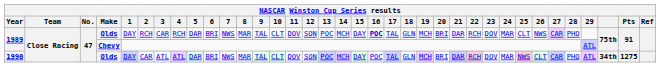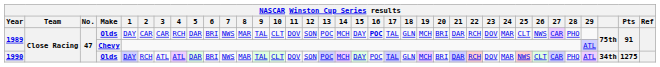(146, 33) RCH -> (146, 33) CAR
(146, 56) CAR -> (146, 56) RCH
